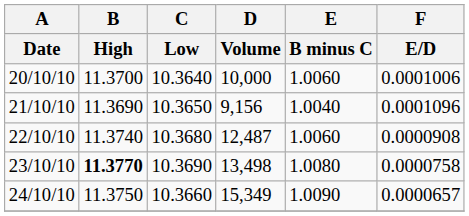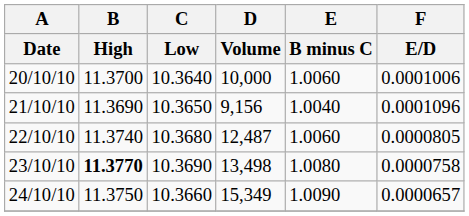(421, 136) 0.0000908 -> (421, 136) 0.0000805
